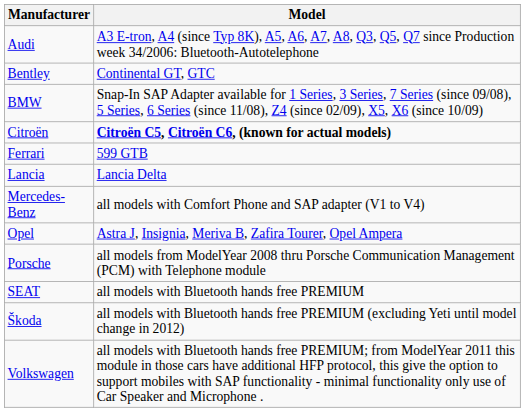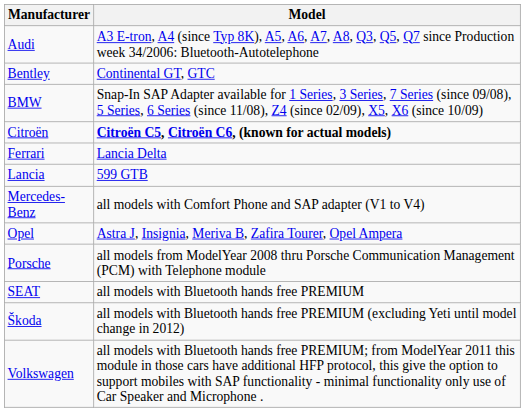(122, 153) 599 GTB -> (132, 153) Lancia Delta
(132, 175) Lancia Delta -> (122, 175) 599 GTB
